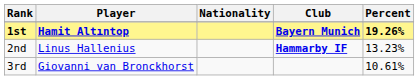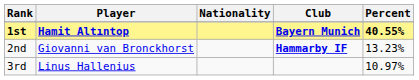(385, 31) 19.26% -> (385, 31) 40.55%
(87, 48) Linus Hallenius -> (116, 48) Giovanni van Bronckhorst
(116, 66) Giovanni van Bronckhorst -> (87, 66) Linus Hallenius
(385, 66) 10.61% -> (385, 66) 10.97%
